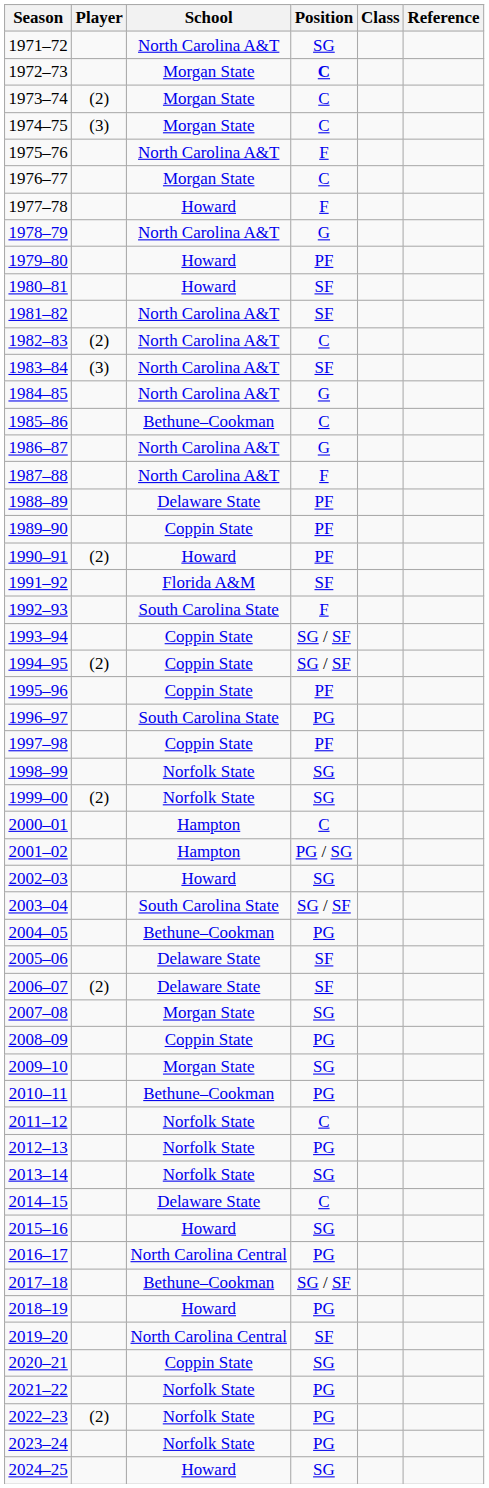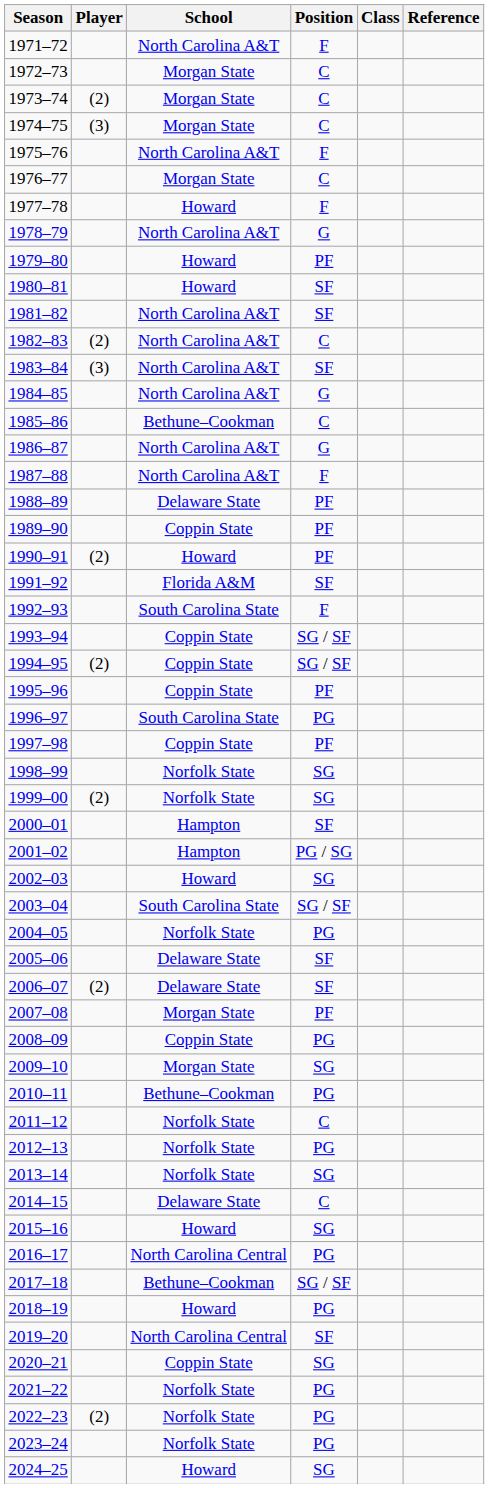(324, 44) SG -> (324, 44) F
(324, 71) bold -> (324, 71) normal
(324, 824) C -> (324, 824) SF
(209, 932) Bethune–Cookman -> (209, 932) Norfolk State
(324, 1013) SG -> (324, 1013) PF
